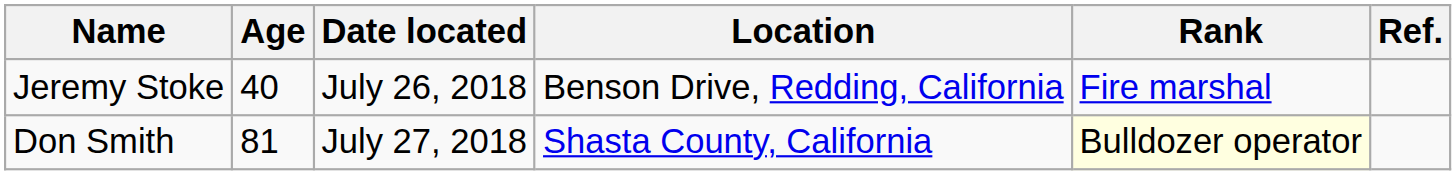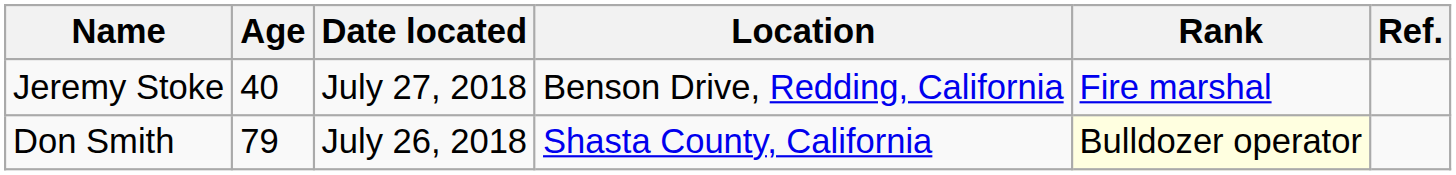(424, 86) July 26, 2018 -> (424, 86) July 27, 2018
(259, 141) 81 -> (259, 141) 79
(424, 141) July 27, 2018 -> (424, 141) July 26, 2018
